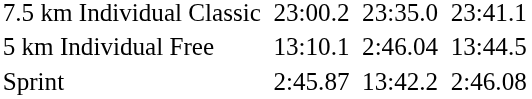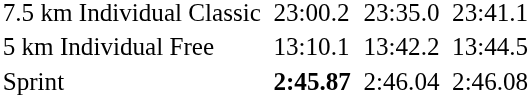(400, 47) 2:46.04 -> (401, 47) 13:42.2
(311, 81) normal -> (312, 81) bold
(400, 81) 13:42.2 -> (401, 81) 2:46.04
